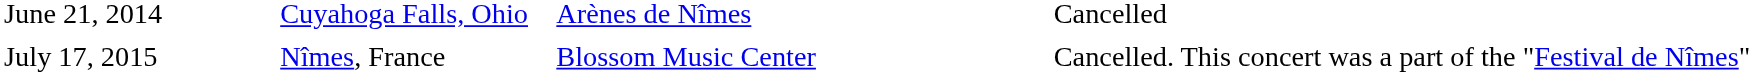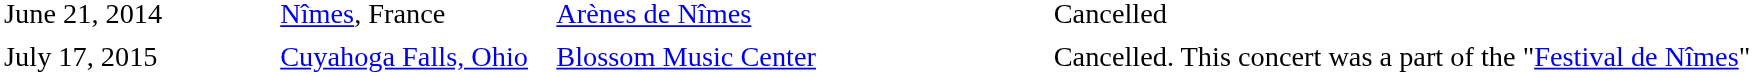(404, 14) Cuyahoga Falls, Ohio -> (363, 14) Nîmes, France
(363, 56) Nîmes, France -> (404, 56) Cuyahoga Falls, Ohio
